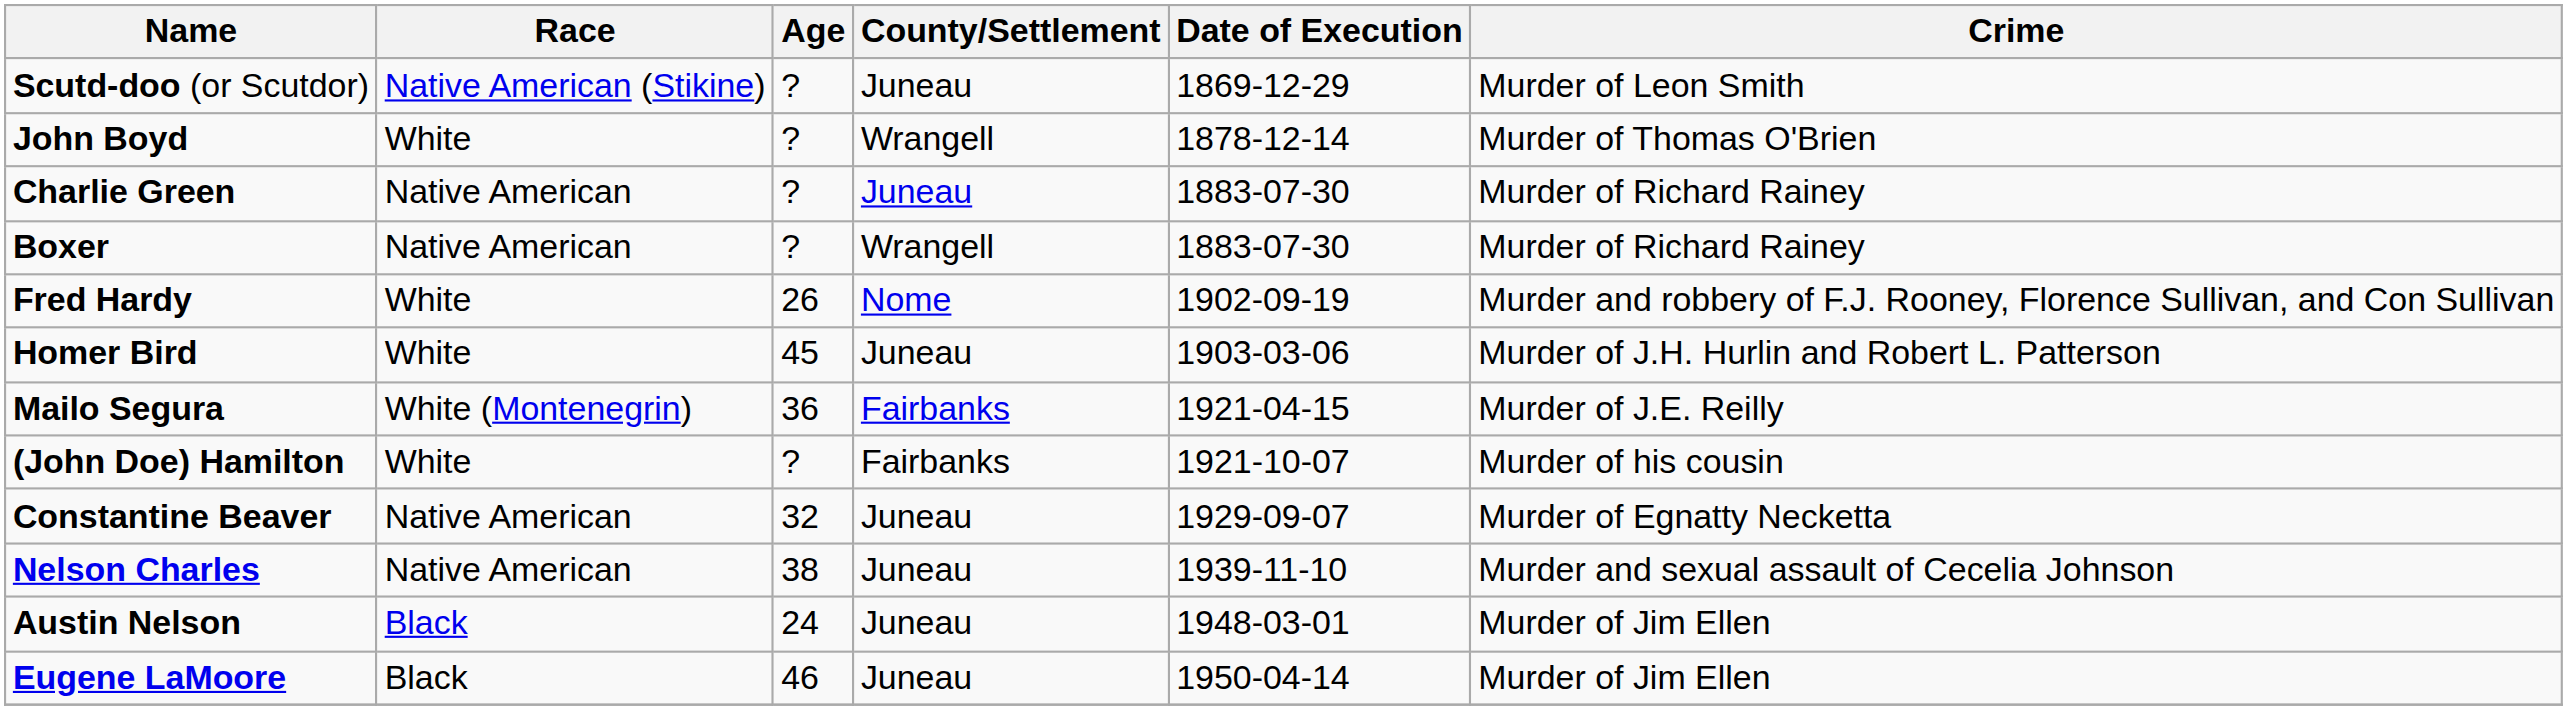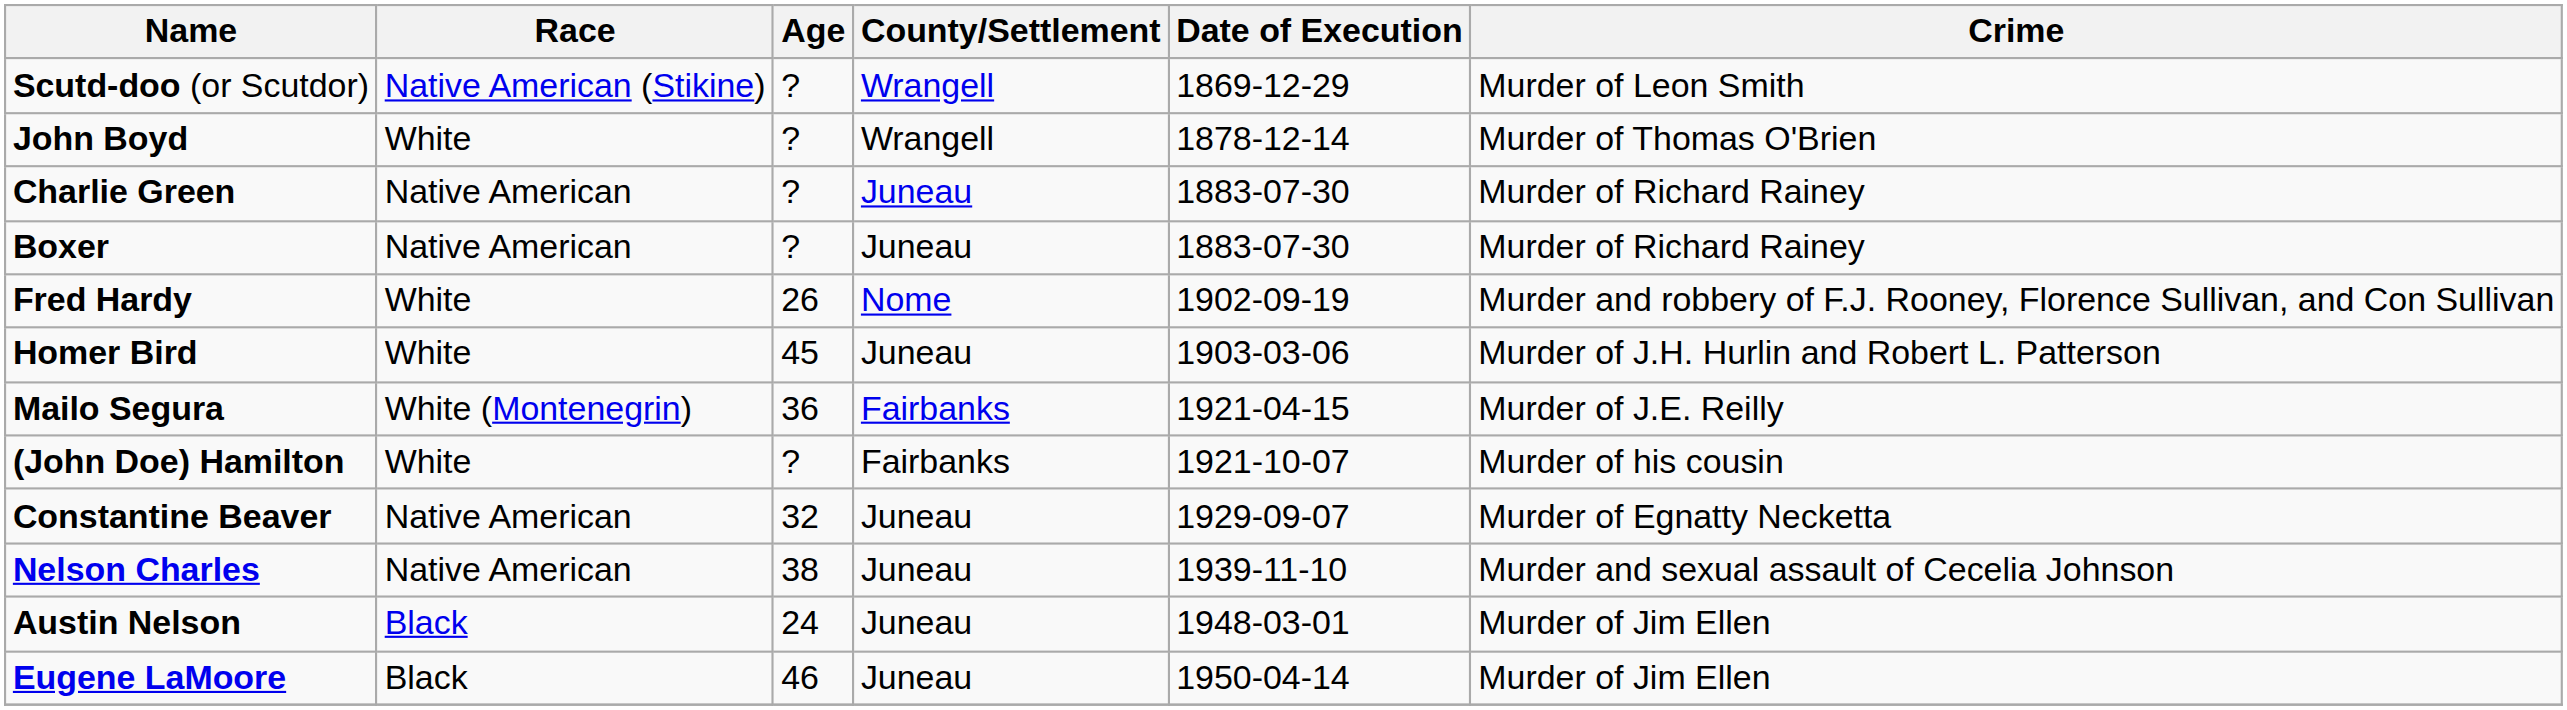(917, 85) Juneau -> (928, 85) Wrangell
(928, 246) Wrangell -> (917, 246) Juneau
